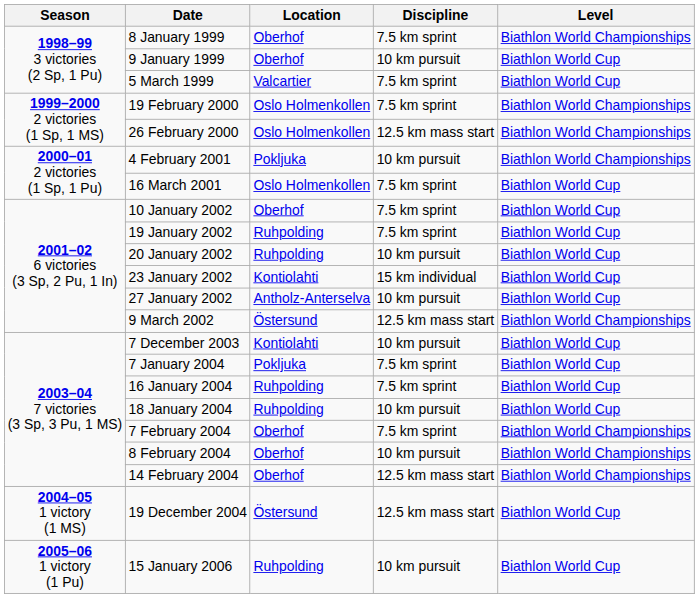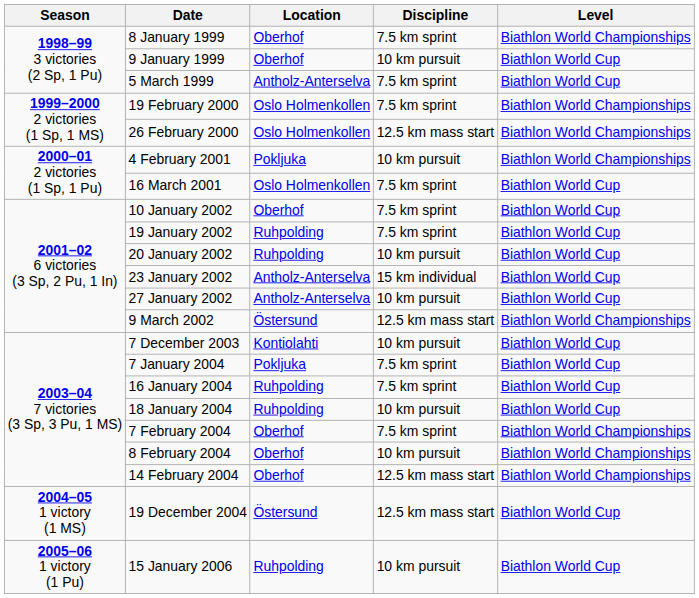(282, 81) Valcartier -> (312, 81) Antholz-Anterselva
(286, 276) Kontiolahti -> (312, 276) Antholz-Anterselva
